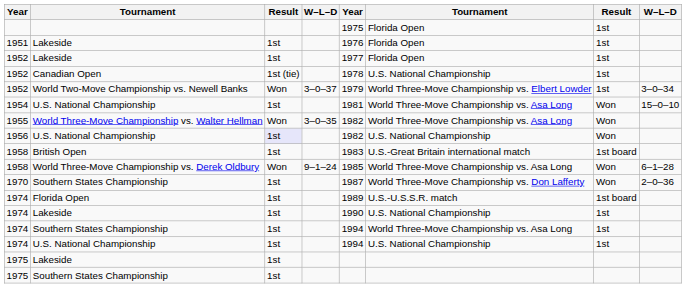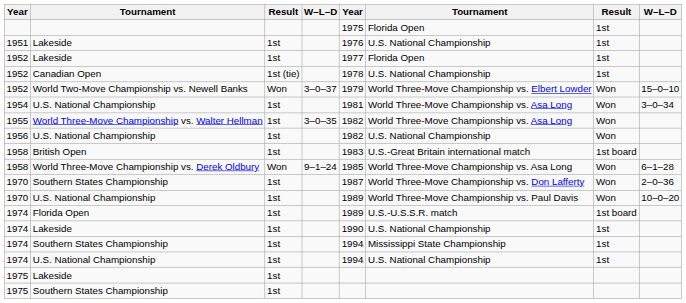(396, 43) Florida Open -> (429, 43) U.S. National Championship
(603, 89) 1st -> (606, 89) Won
(658, 89) 3–0–34 -> (660, 89) 15–0–10
(660, 105) 15–0–10 -> (658, 105) 3–0–34
(277, 120) Won -> (274, 120) 1st
(274, 136) lavender background -> (274, 136) no background
+ row: (17, 197)
(470, 228) World Three-Move Championship vs. Asa Long -> (437, 244) Mississippi State Championship
